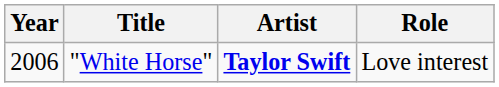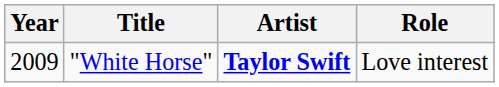(34, 61) 2006 -> (34, 61) 2009
